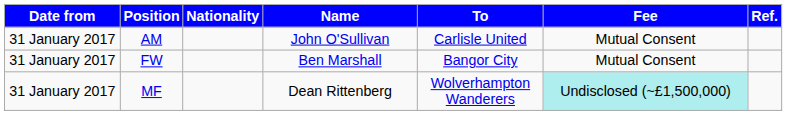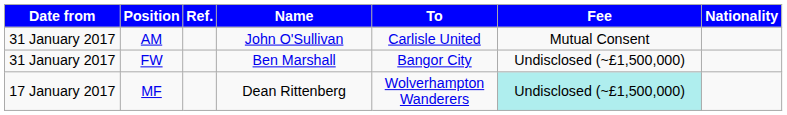columns swapped: (223, 16) <-> (765, 16)
(645, 61) Mutual Consent -> (600, 61) Undisclosed (~£1,500,000)
(62, 92) 31 January 2017 -> (62, 92) 17 January 2017
